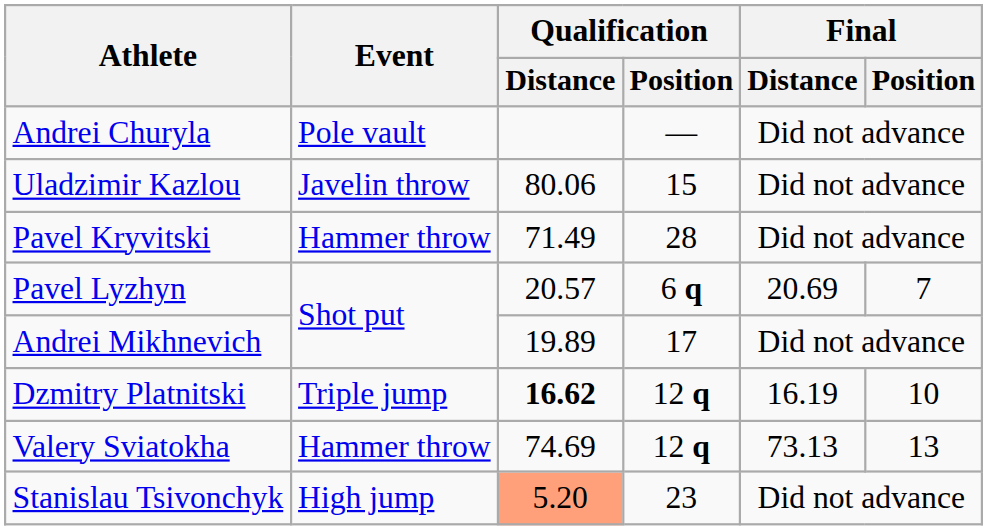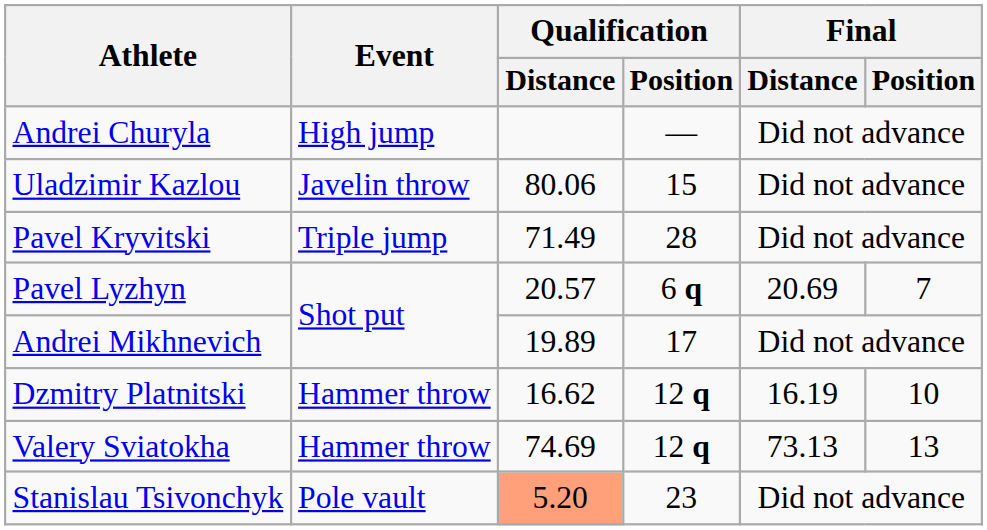(362, 132) Pole vault -> (366, 132) High jump
(394, 237) Hammer throw -> (373, 237) Triple jump
(373, 393) Triple jump -> (394, 393) Hammer throw
(560, 393) bold -> (560, 393) normal
(366, 498) High jump -> (362, 498) Pole vault
